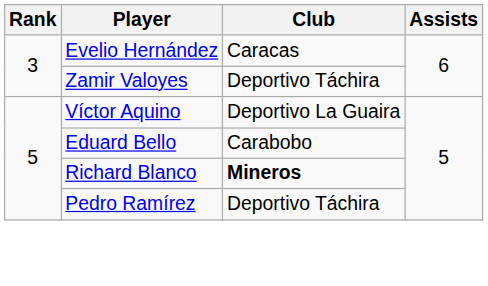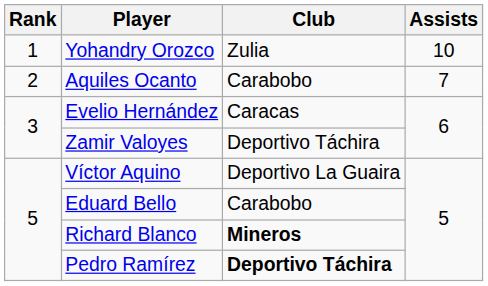+ row: (140, 50)
+ row: (131, 81)
(303, 204) normal -> (309, 265) bold
